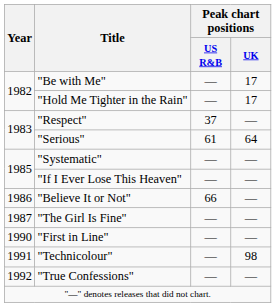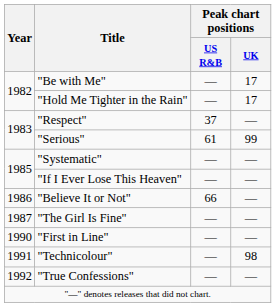(251, 139) 64 -> (251, 139) 99
